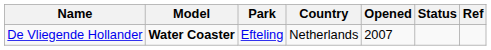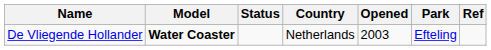columns swapped: (262, 14) <-> (437, 14)
(378, 34) 2007 -> (375, 34) 2003
